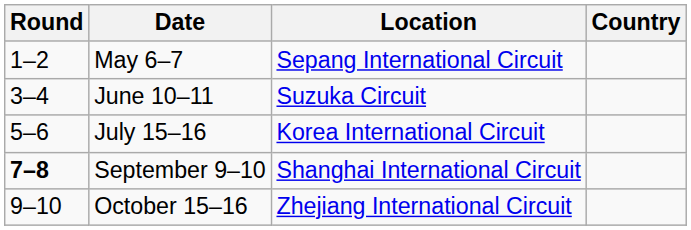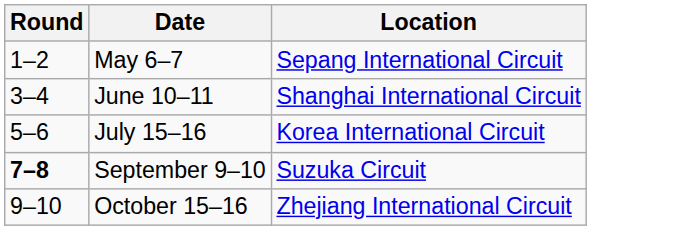- column: (636, 22)
(351, 96) Suzuka Circuit -> (429, 96) Shanghai International Circuit
(429, 170) Shanghai International Circuit -> (351, 170) Suzuka Circuit
